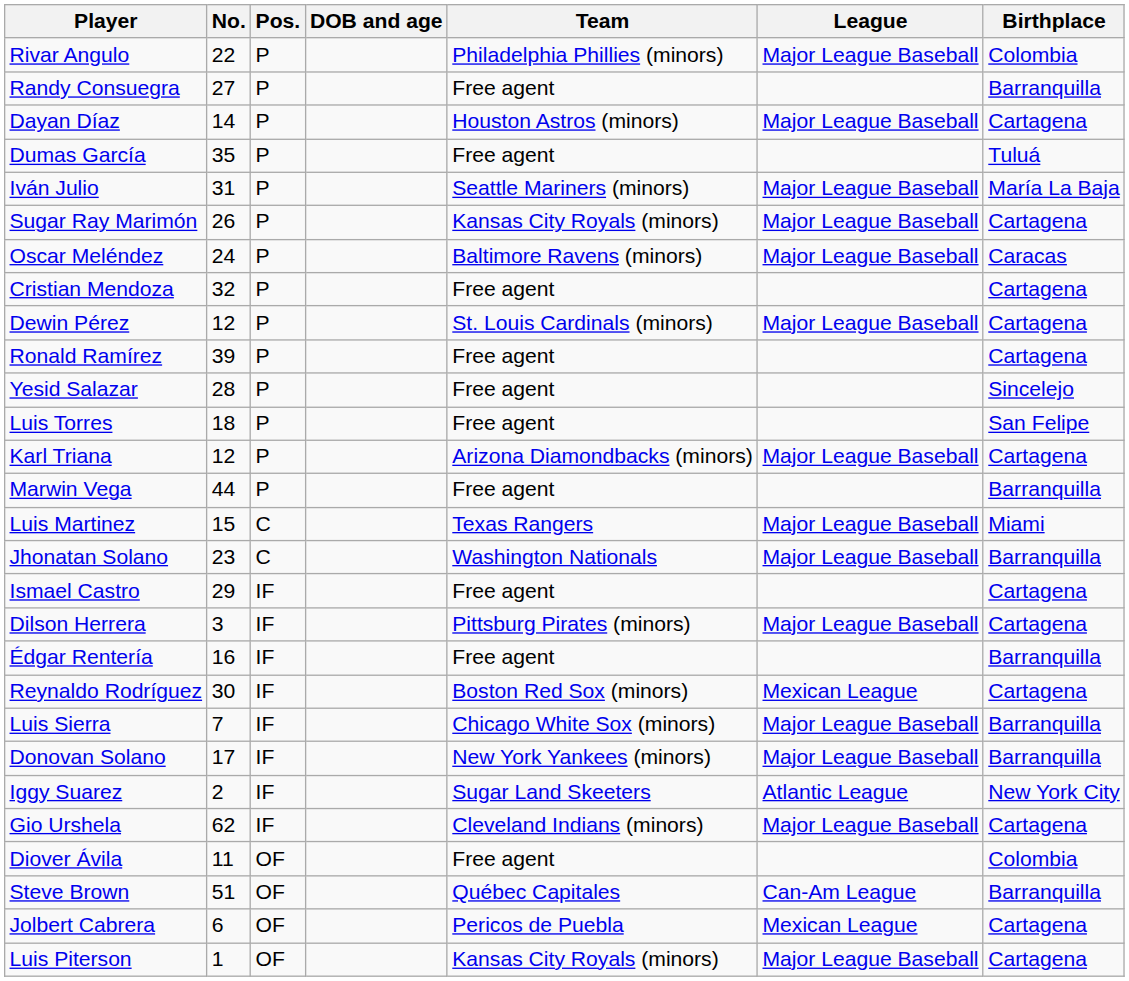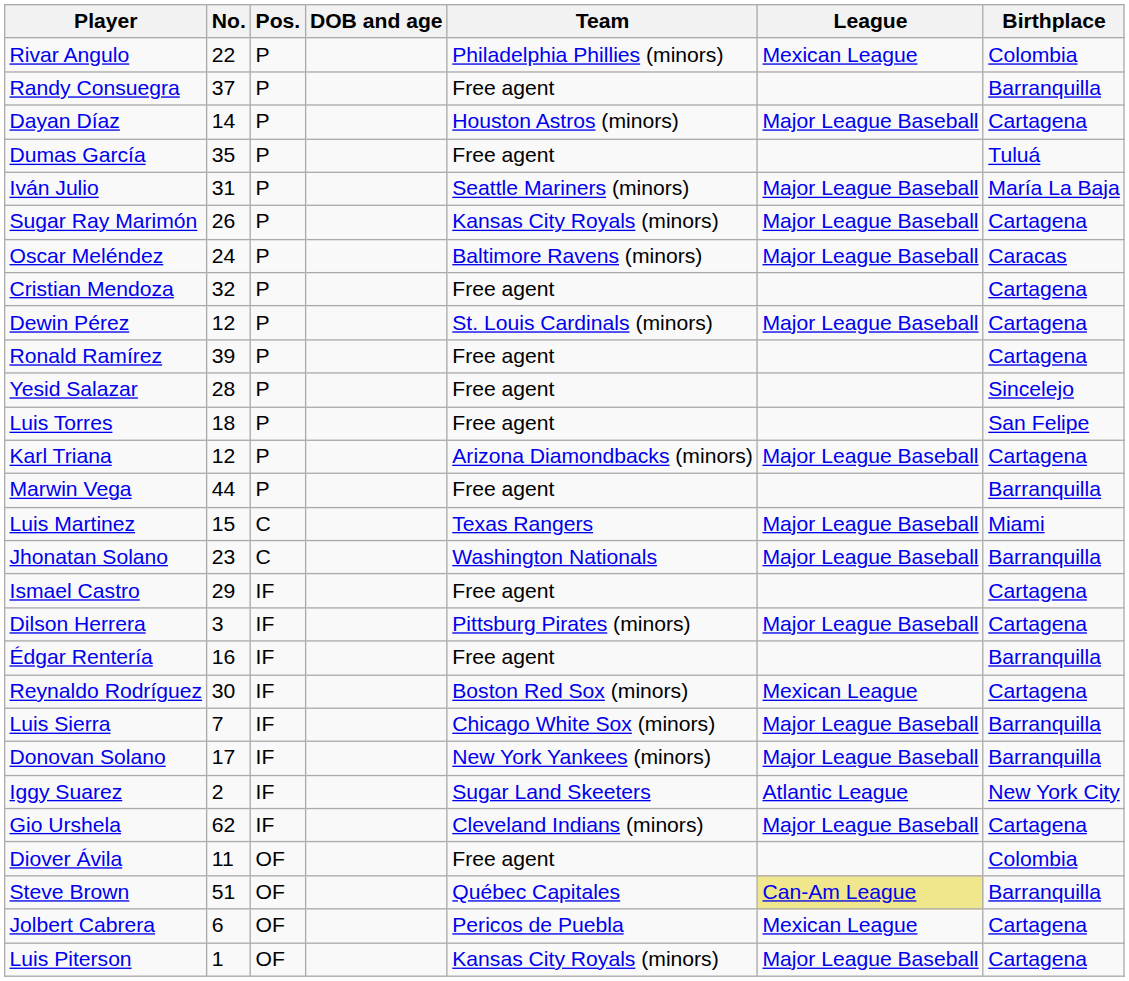(871, 54) Major League Baseball -> (840, 54) Mexican League
(224, 88) 27 -> (224, 88) 37
(839, 892) no background -> (839, 892) khaki background
